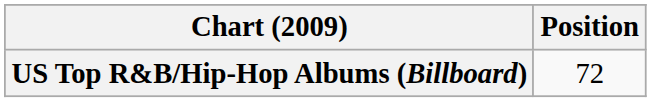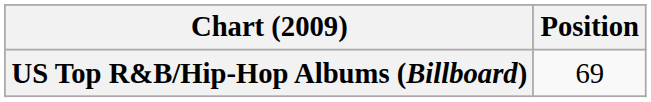(590, 72) 72 -> (590, 72) 69
